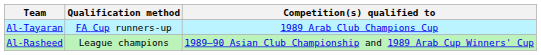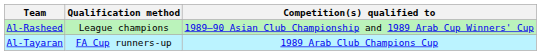rows swapped: (35, 42) <-> (35, 27)
